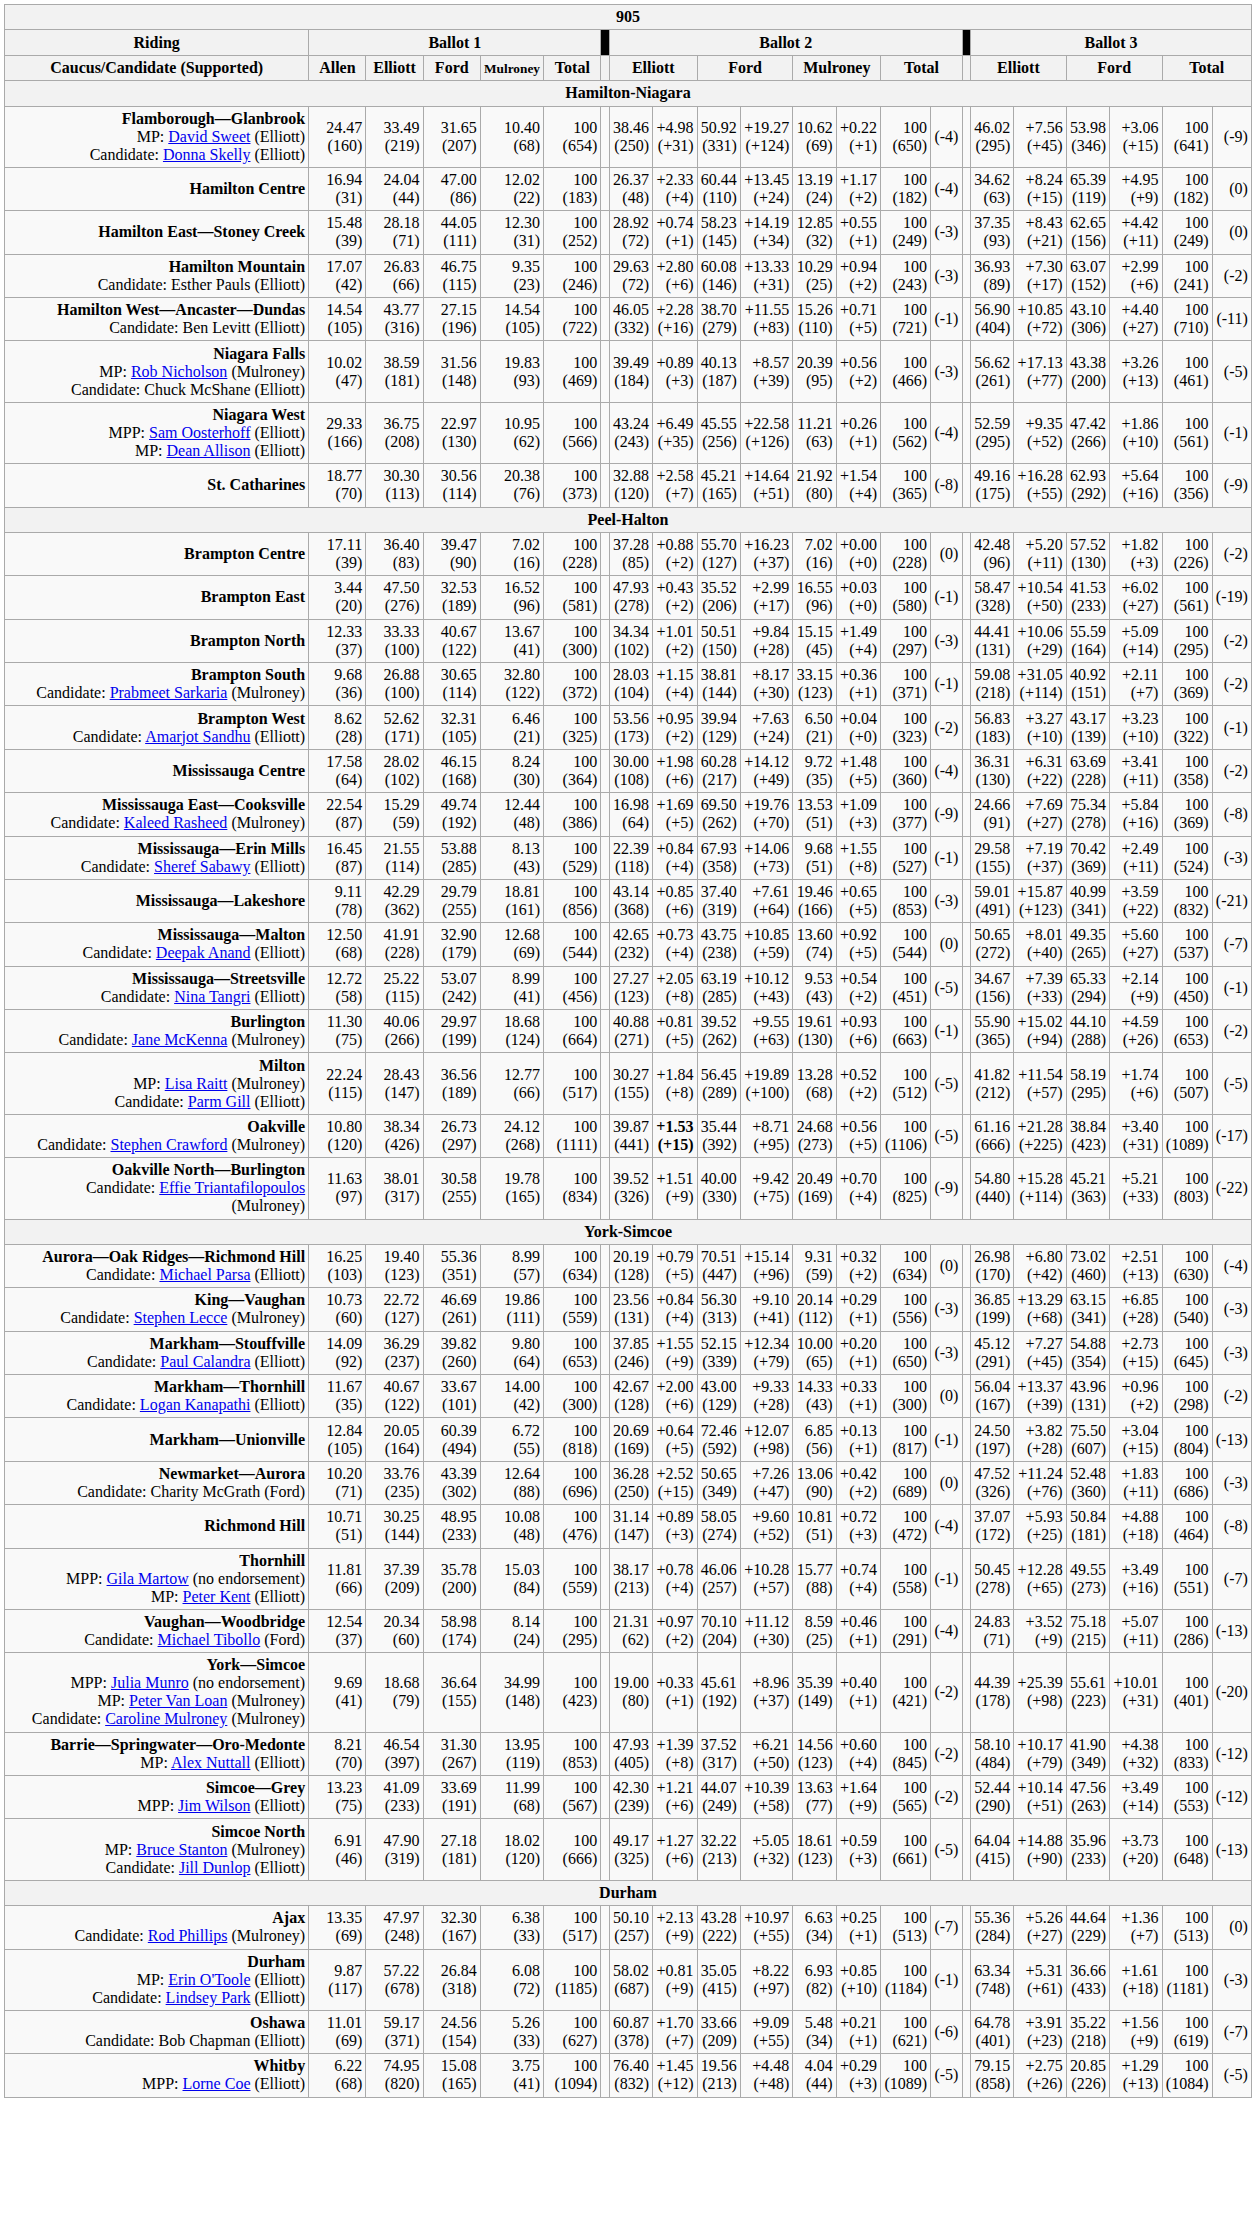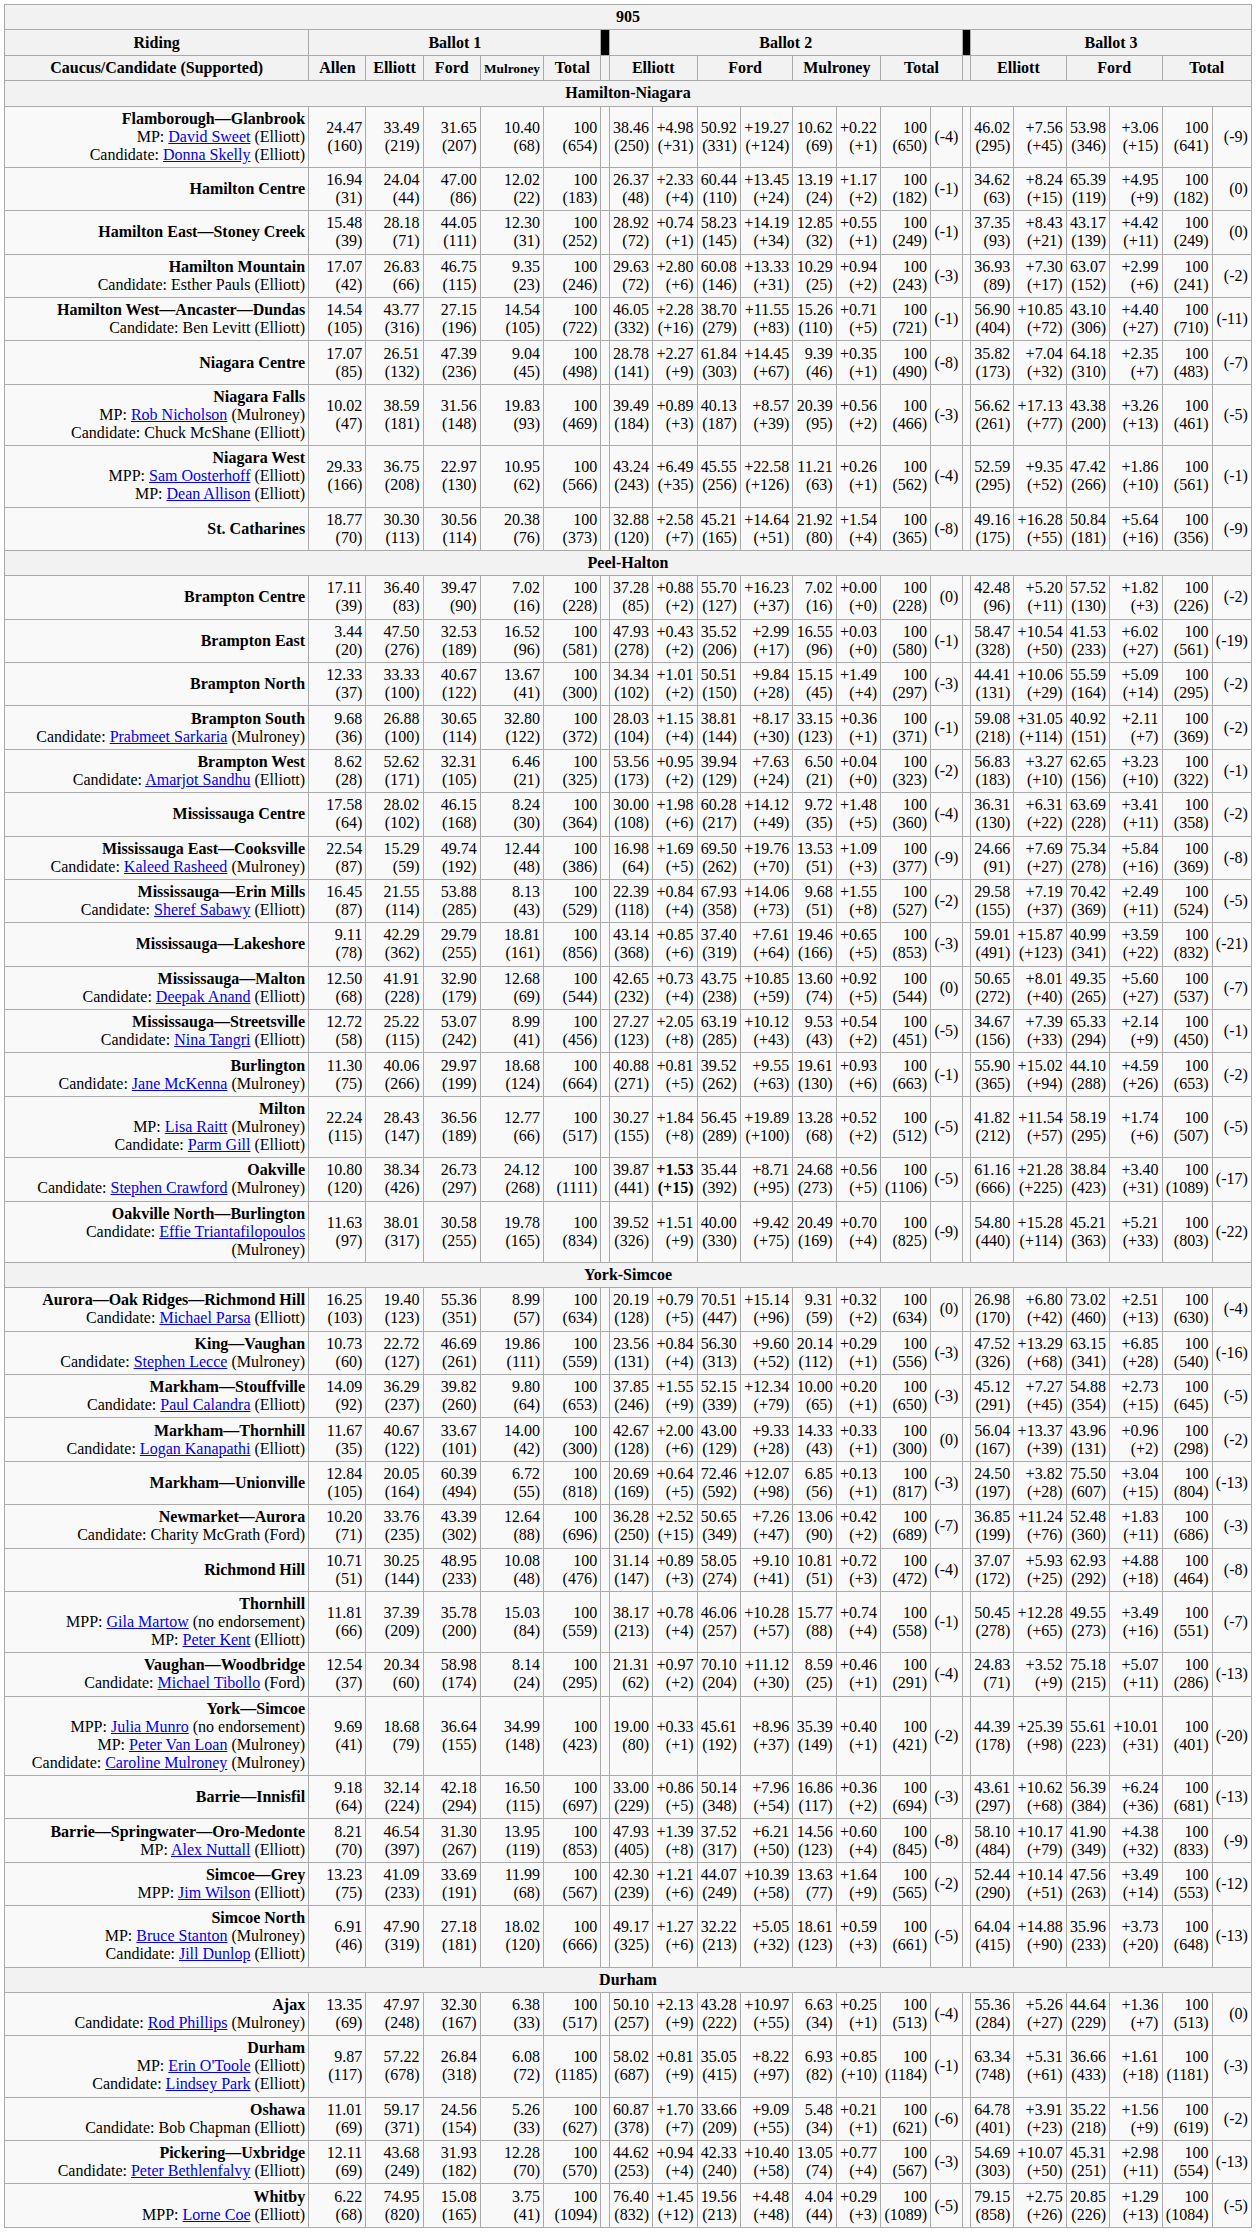(946, 189) (-4) -> (946, 189) (-1)
(946, 232) (-3) -> (946, 232) (-1)
(1088, 232) 62.65 (156) -> (1088, 232) 43.17 (139)
+ row: (252, 362)
(1088, 485) 62.93 (292) -> (1088, 528) 50.84 (181)
(1088, 727) 43.17 (139) -> (1088, 770) 62.65 (156)
(946, 857) (-1) -> (946, 901) (-2)
(1236, 857) (-3) -> (1236, 901) (-5)
(771, 1309) +9.10 (+41) -> (771, 1352) +9.60 (+52)
(992, 1309) 36.85 (199) -> (992, 1352) 47.52 (326)
(1236, 1309) (-3) -> (1232, 1352) (-16)
(1236, 1352) (-3) -> (1236, 1396) (-5)
(946, 1439) (-1) -> (946, 1482) (-3)
(949, 1482) (0) -> (946, 1526) (-7)
(992, 1482) 47.52 (326) -> (992, 1526) 36.85 (199)
(771, 1526) +9.60 (+52) -> (771, 1569) +9.10 (+41)
(1088, 1526) 50.84 (181) -> (1088, 1569) 62.93 (292)
+ row: (250, 1797)
(946, 1753) (-2) -> (946, 1840) (-8)
(1232, 1753) (-12) -> (1236, 1840) (-9)
(946, 1927) (-7) -> (946, 2014) (-4)
(1236, 2032) (-7) -> (1236, 2118) (-2)
+ row: (181, 2162)
